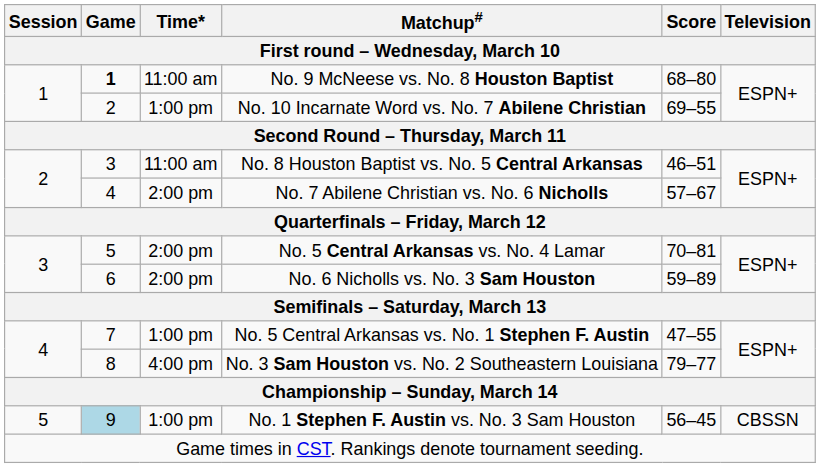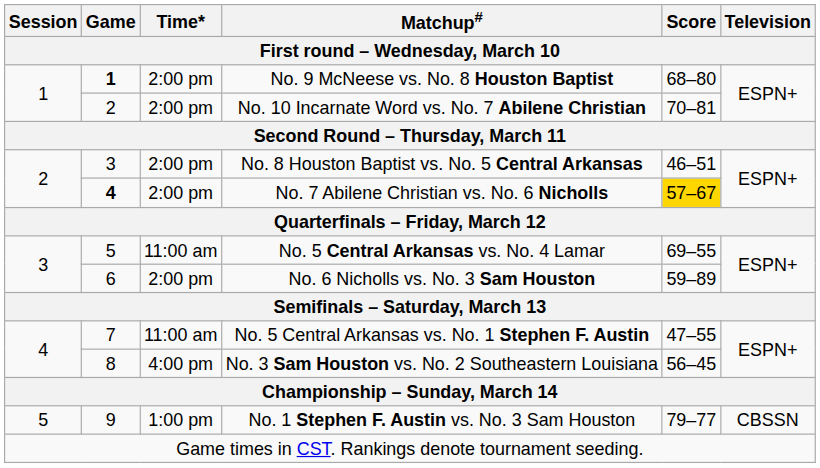(181, 79) 11:00 am -> (181, 79) 2:00 pm
(181, 108) 1:00 pm -> (181, 108) 2:00 pm
(691, 108) 69–55 -> (691, 108) 70–81
(181, 165) 11:00 am -> (181, 165) 2:00 pm
(111, 193) normal -> (111, 193) bold
(691, 193) no background -> (691, 193) gold background
(181, 250) 2:00 pm -> (181, 250) 11:00 am
(691, 250) 70–81 -> (691, 250) 69–55
(181, 335) 1:00 pm -> (181, 335) 11:00 am
(691, 363) 79–77 -> (691, 363) 56–45
(111, 420) lightblue background -> (111, 420) no background
(691, 420) 56–45 -> (691, 420) 79–77
